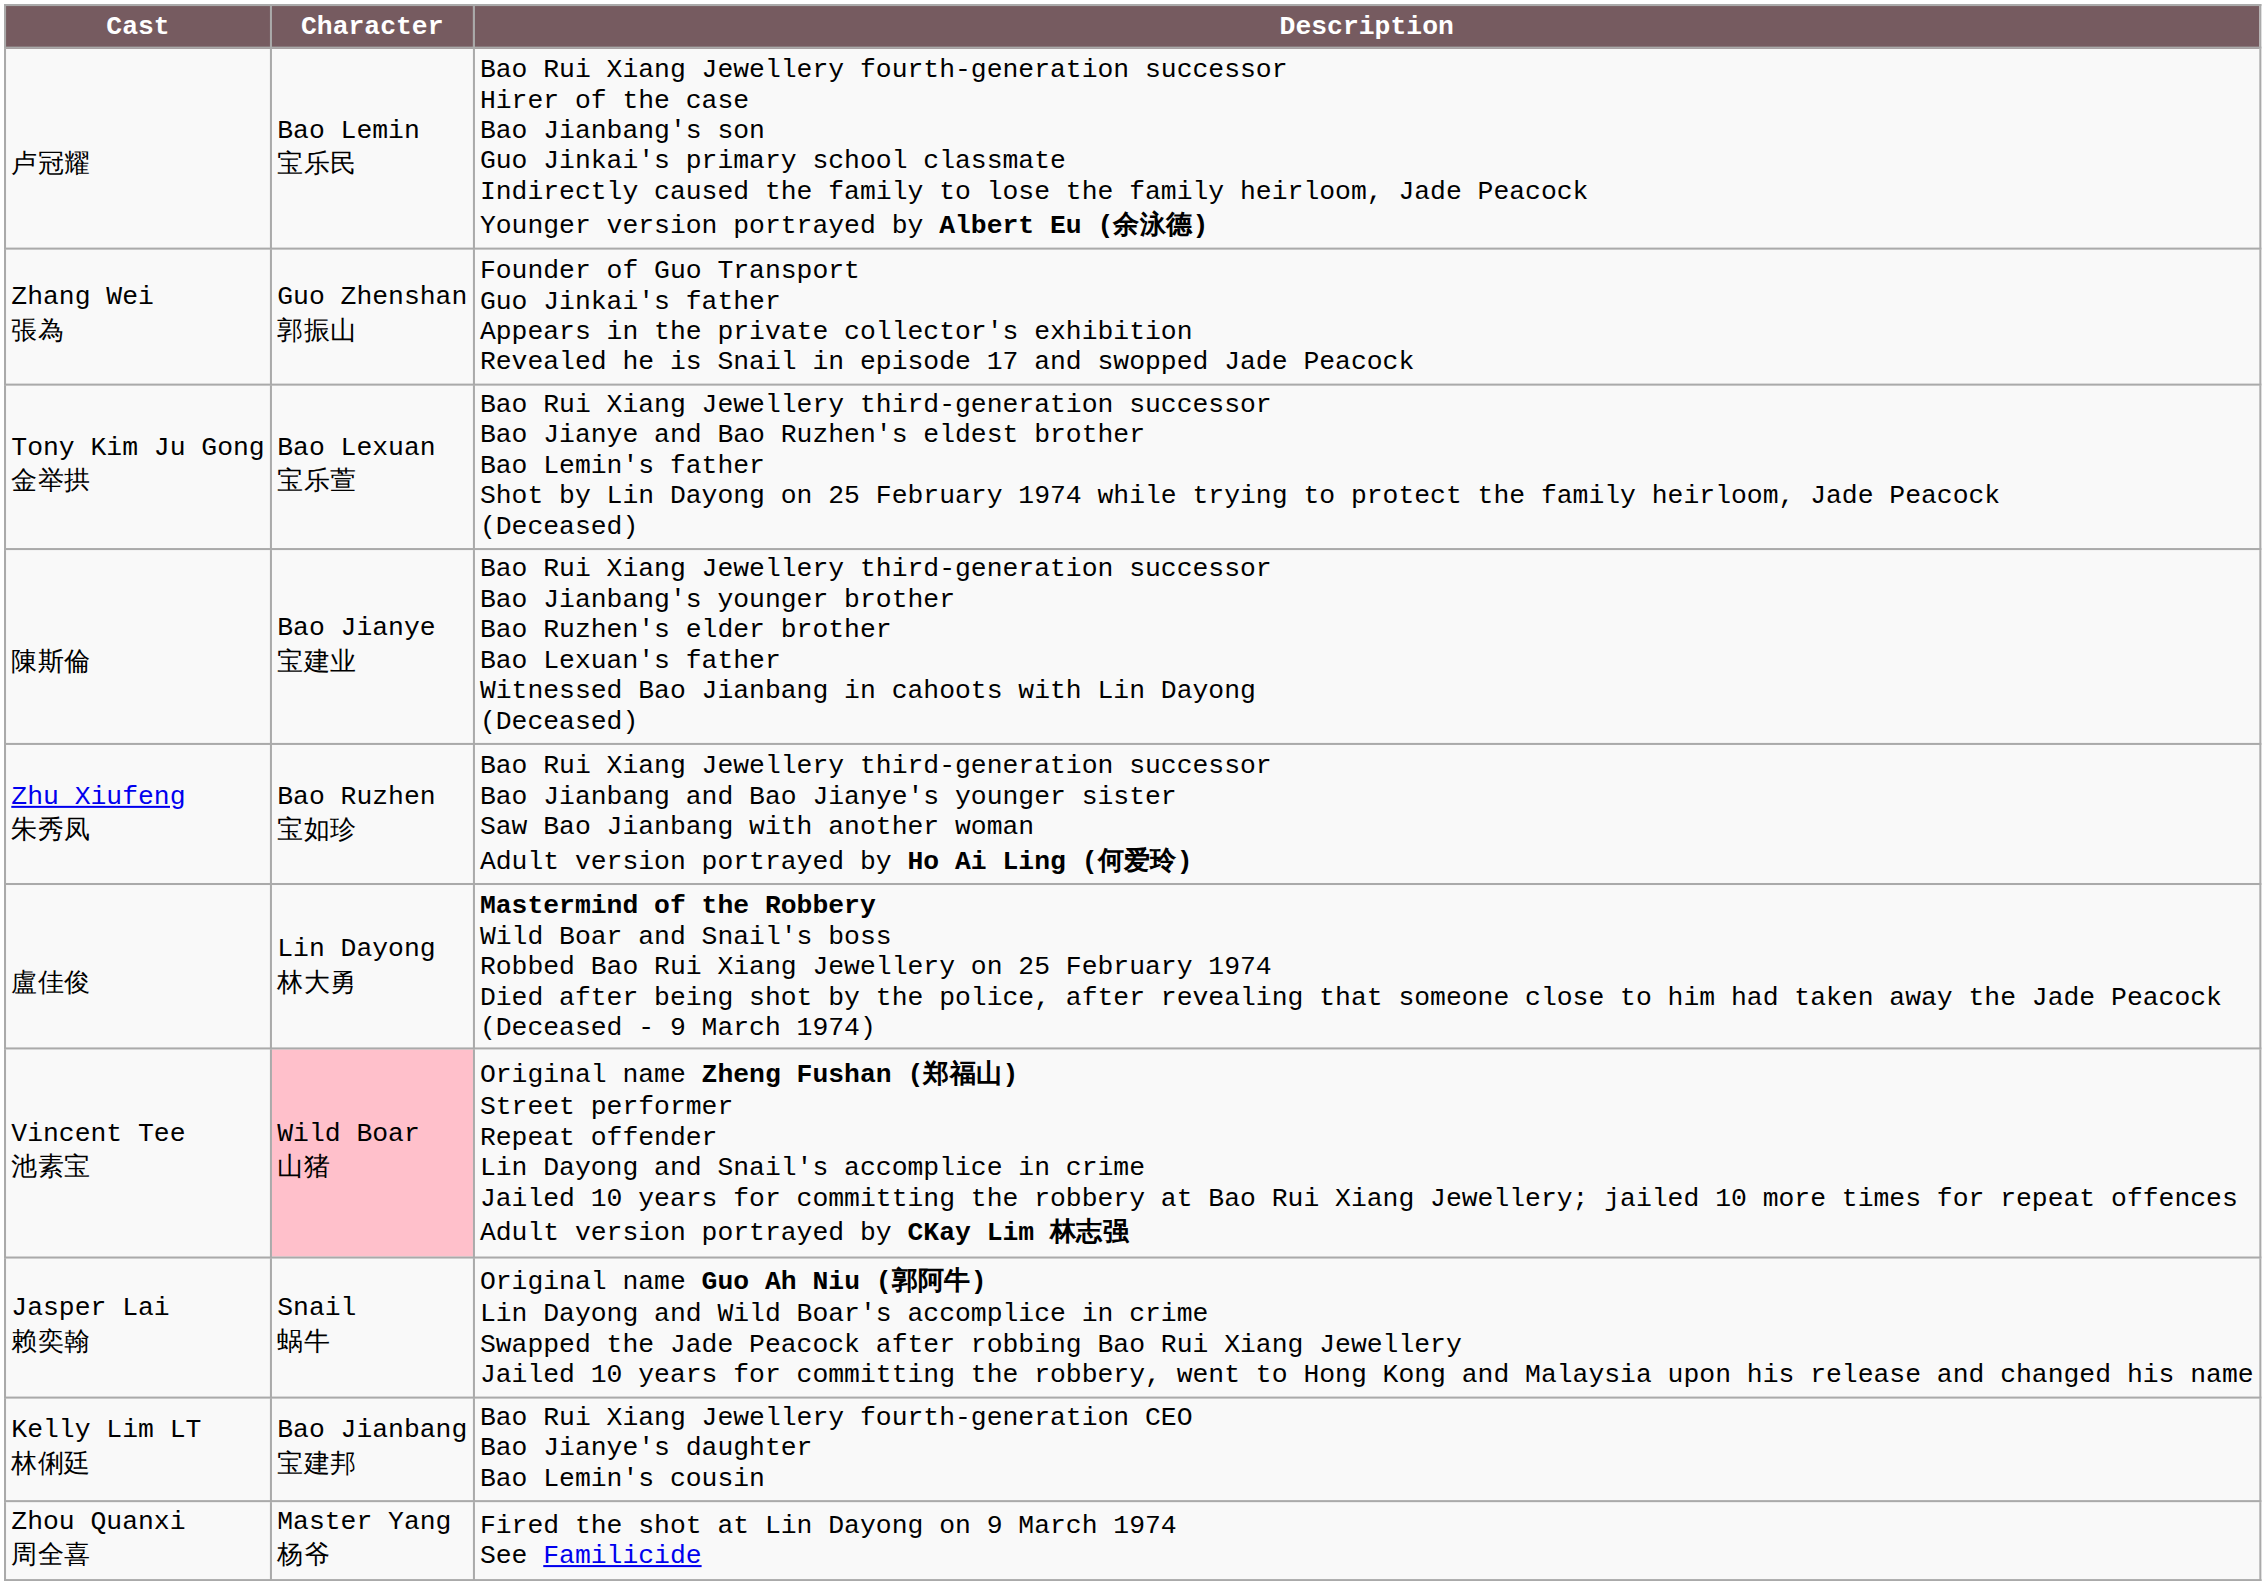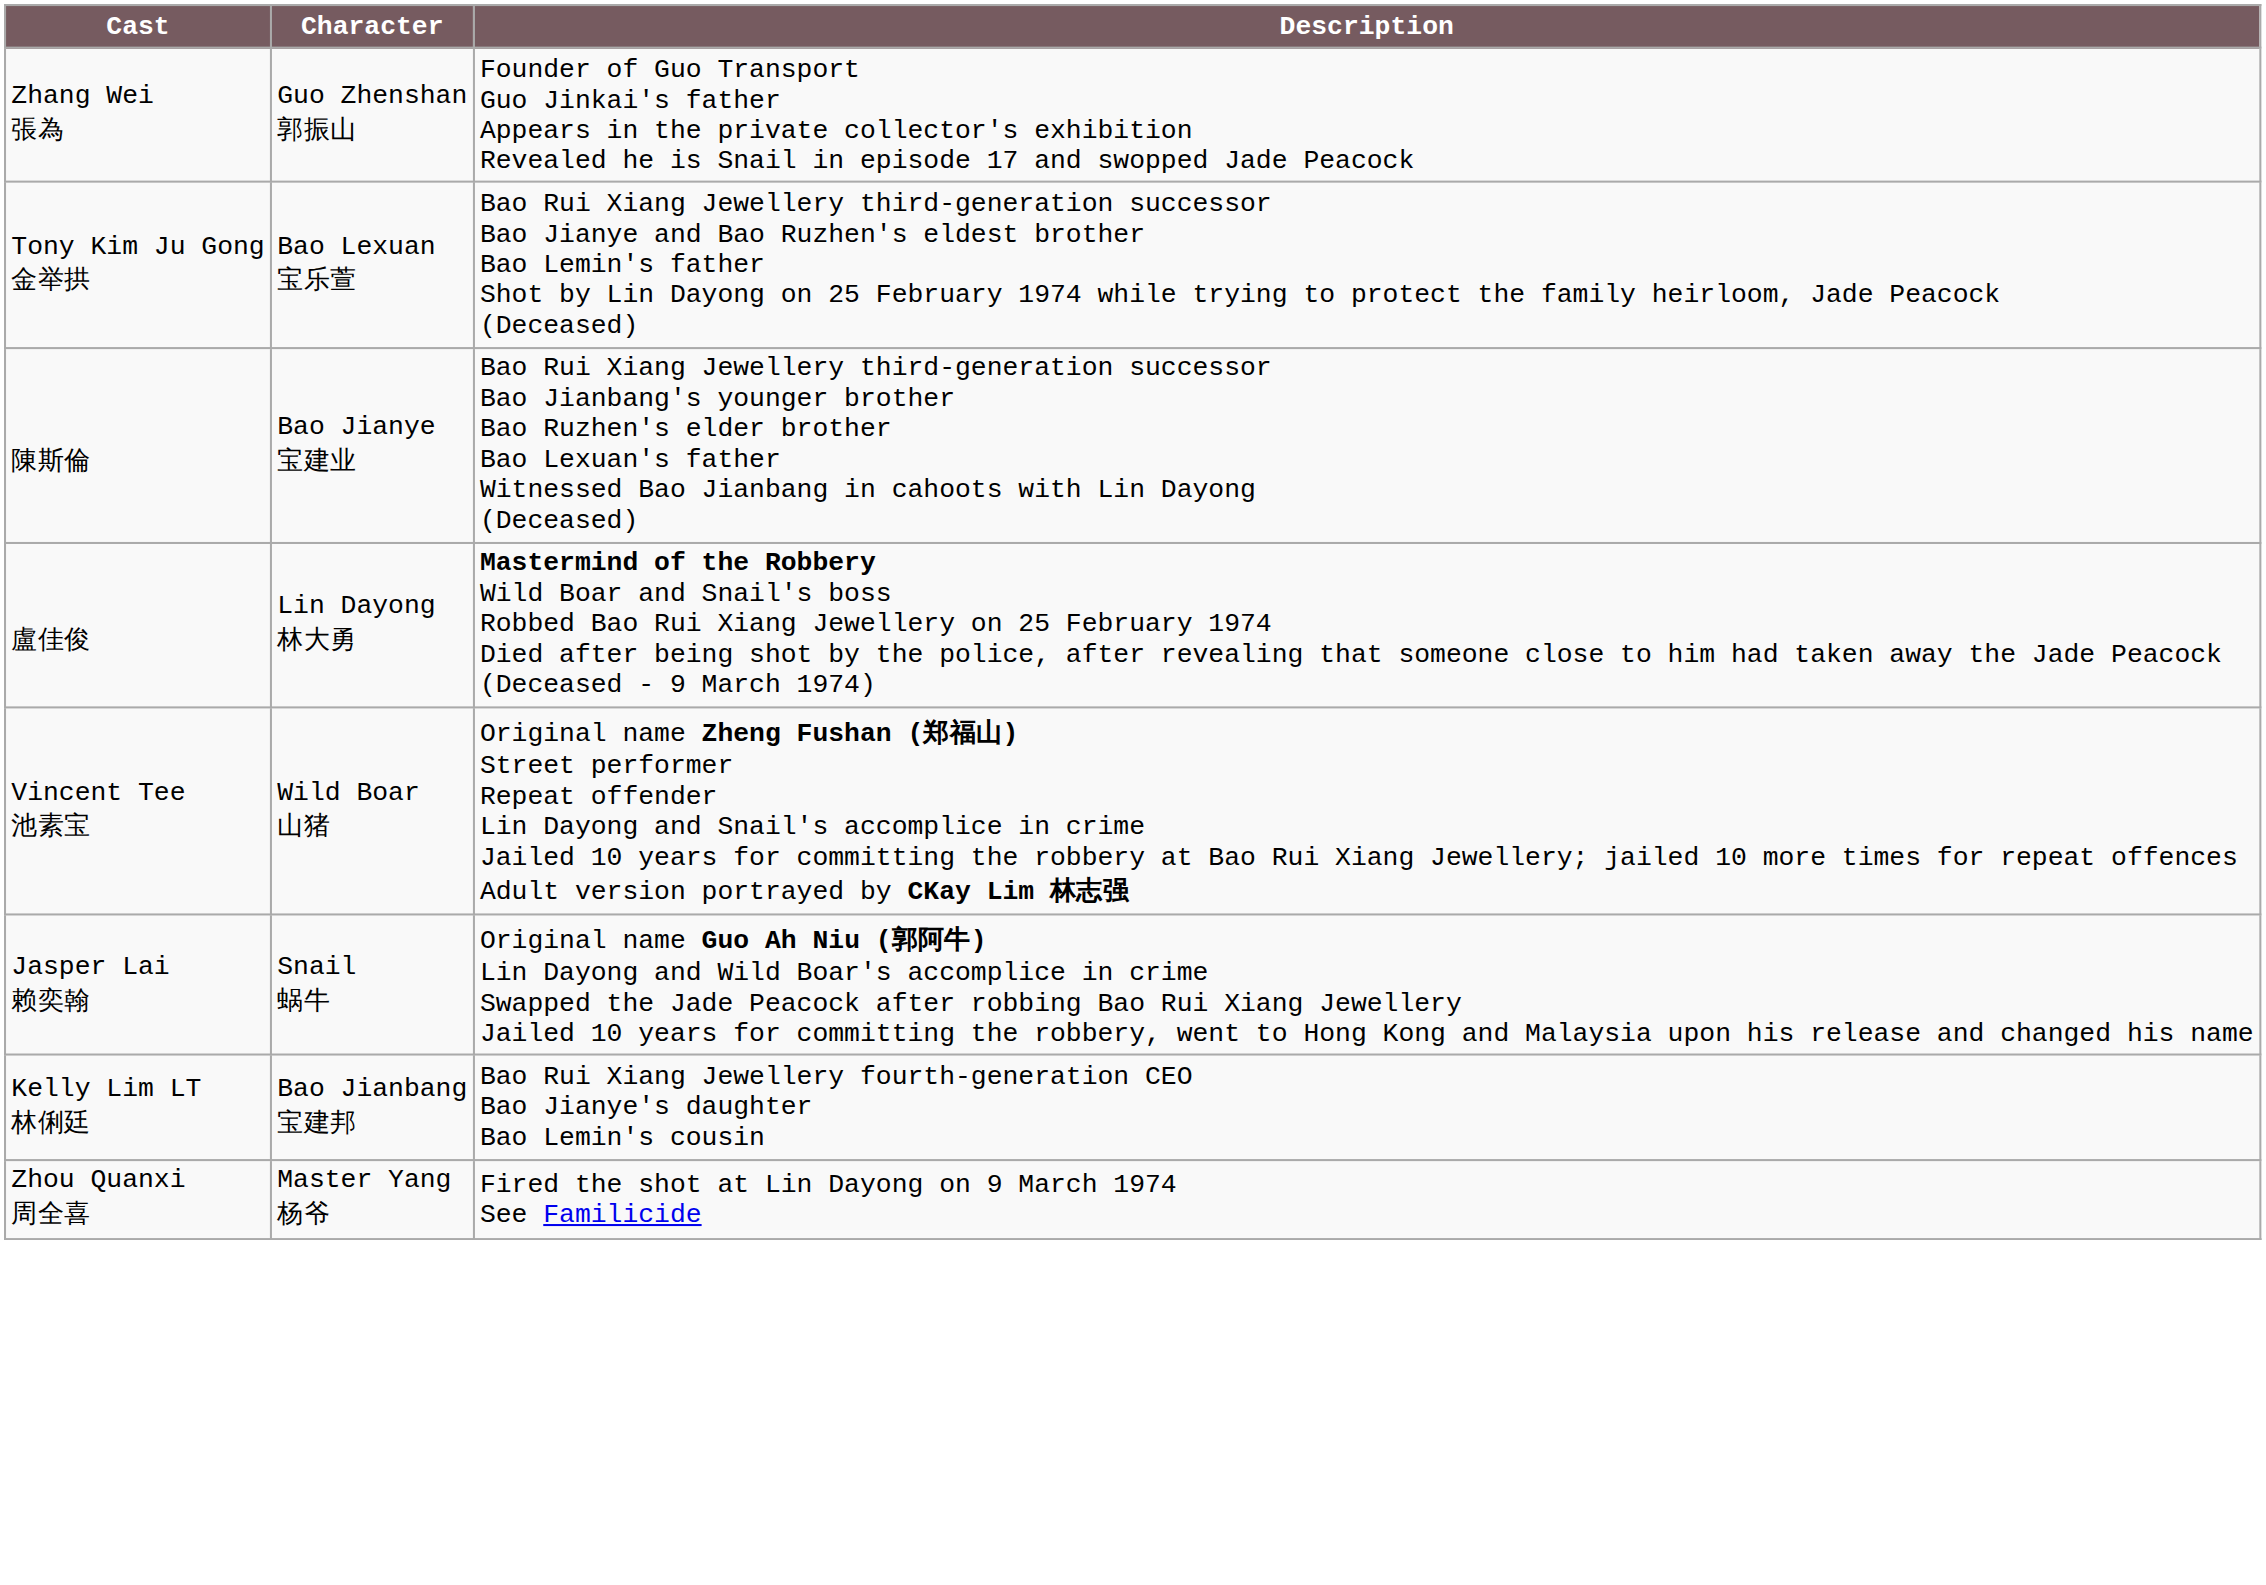- row: (51, 165)
- row: (98, 813)
(349, 1152) pink background -> (349, 810) no background
